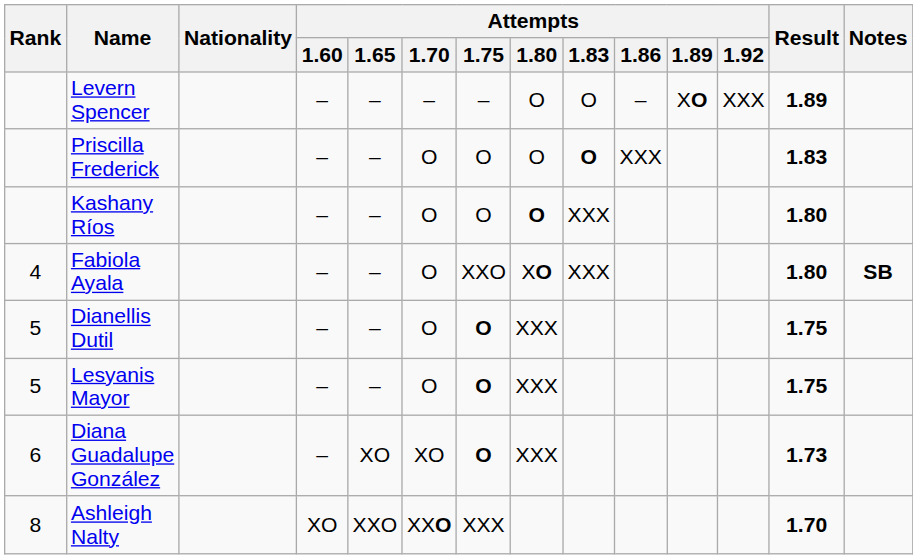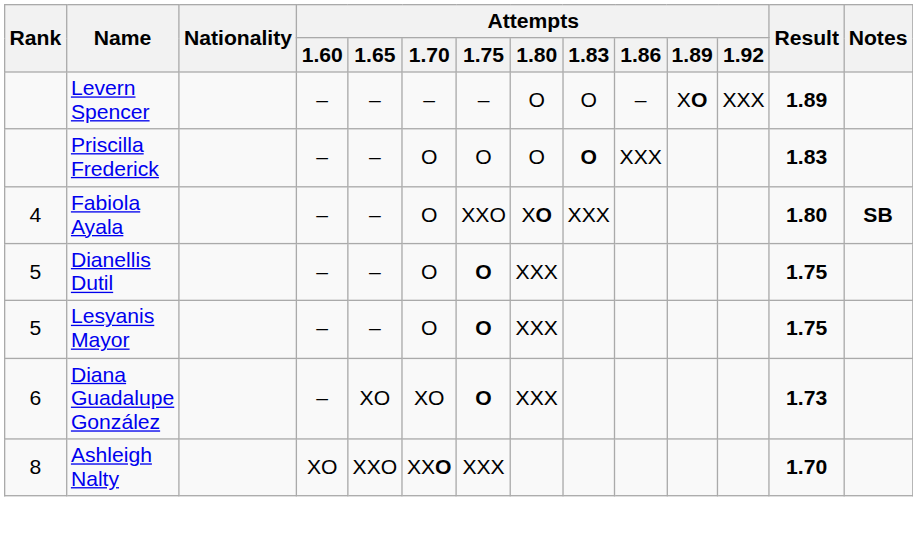- row: (112, 214)
